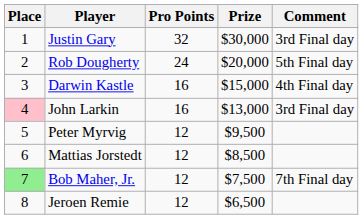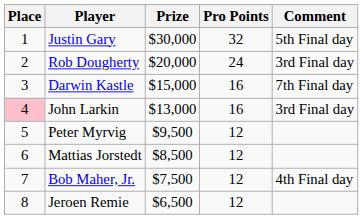columns swapped: (245, 16) <-> (181, 16)
(315, 39) 3rd Final day -> (314, 39) 5th Final day
(314, 62) 5th Final day -> (315, 62) 3rd Final day
(314, 86) 4th Final day -> (314, 86) 7th Final day
(25, 179) lightgreen background -> (25, 179) no background
(314, 179) 7th Final day -> (314, 179) 4th Final day
